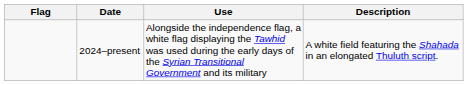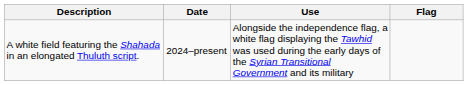columns swapped: (41, 12) <-> (383, 12)
